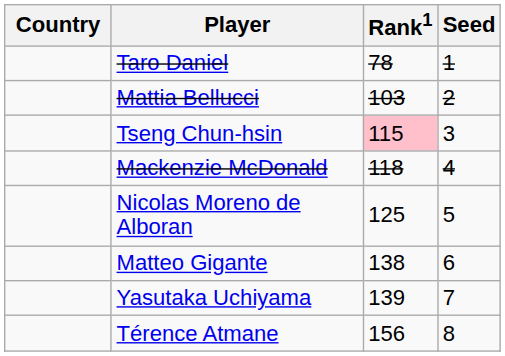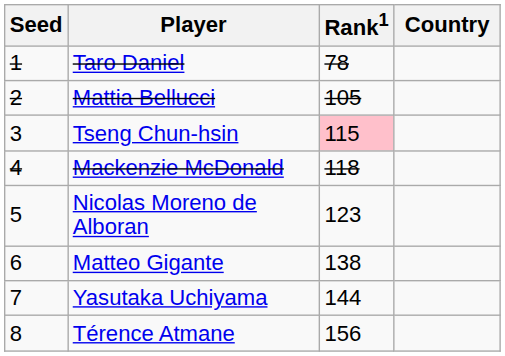columns swapped: (58, 24) <-> (469, 24)
(387, 98) 103 -> (343, 98) 105
(387, 215) 125 -> (343, 215) 123
(387, 297) 139 -> (343, 297) 144
